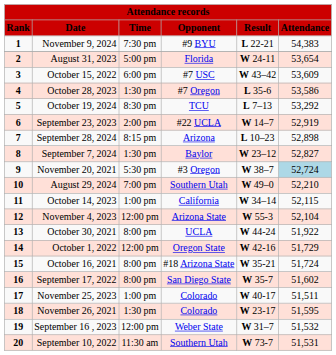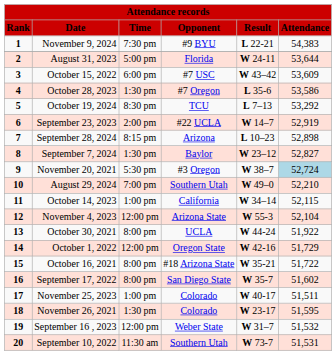(305, 59) 53,654 -> (305, 59) 53,644
(305, 264) 51,724 -> (305, 264) 51,722
